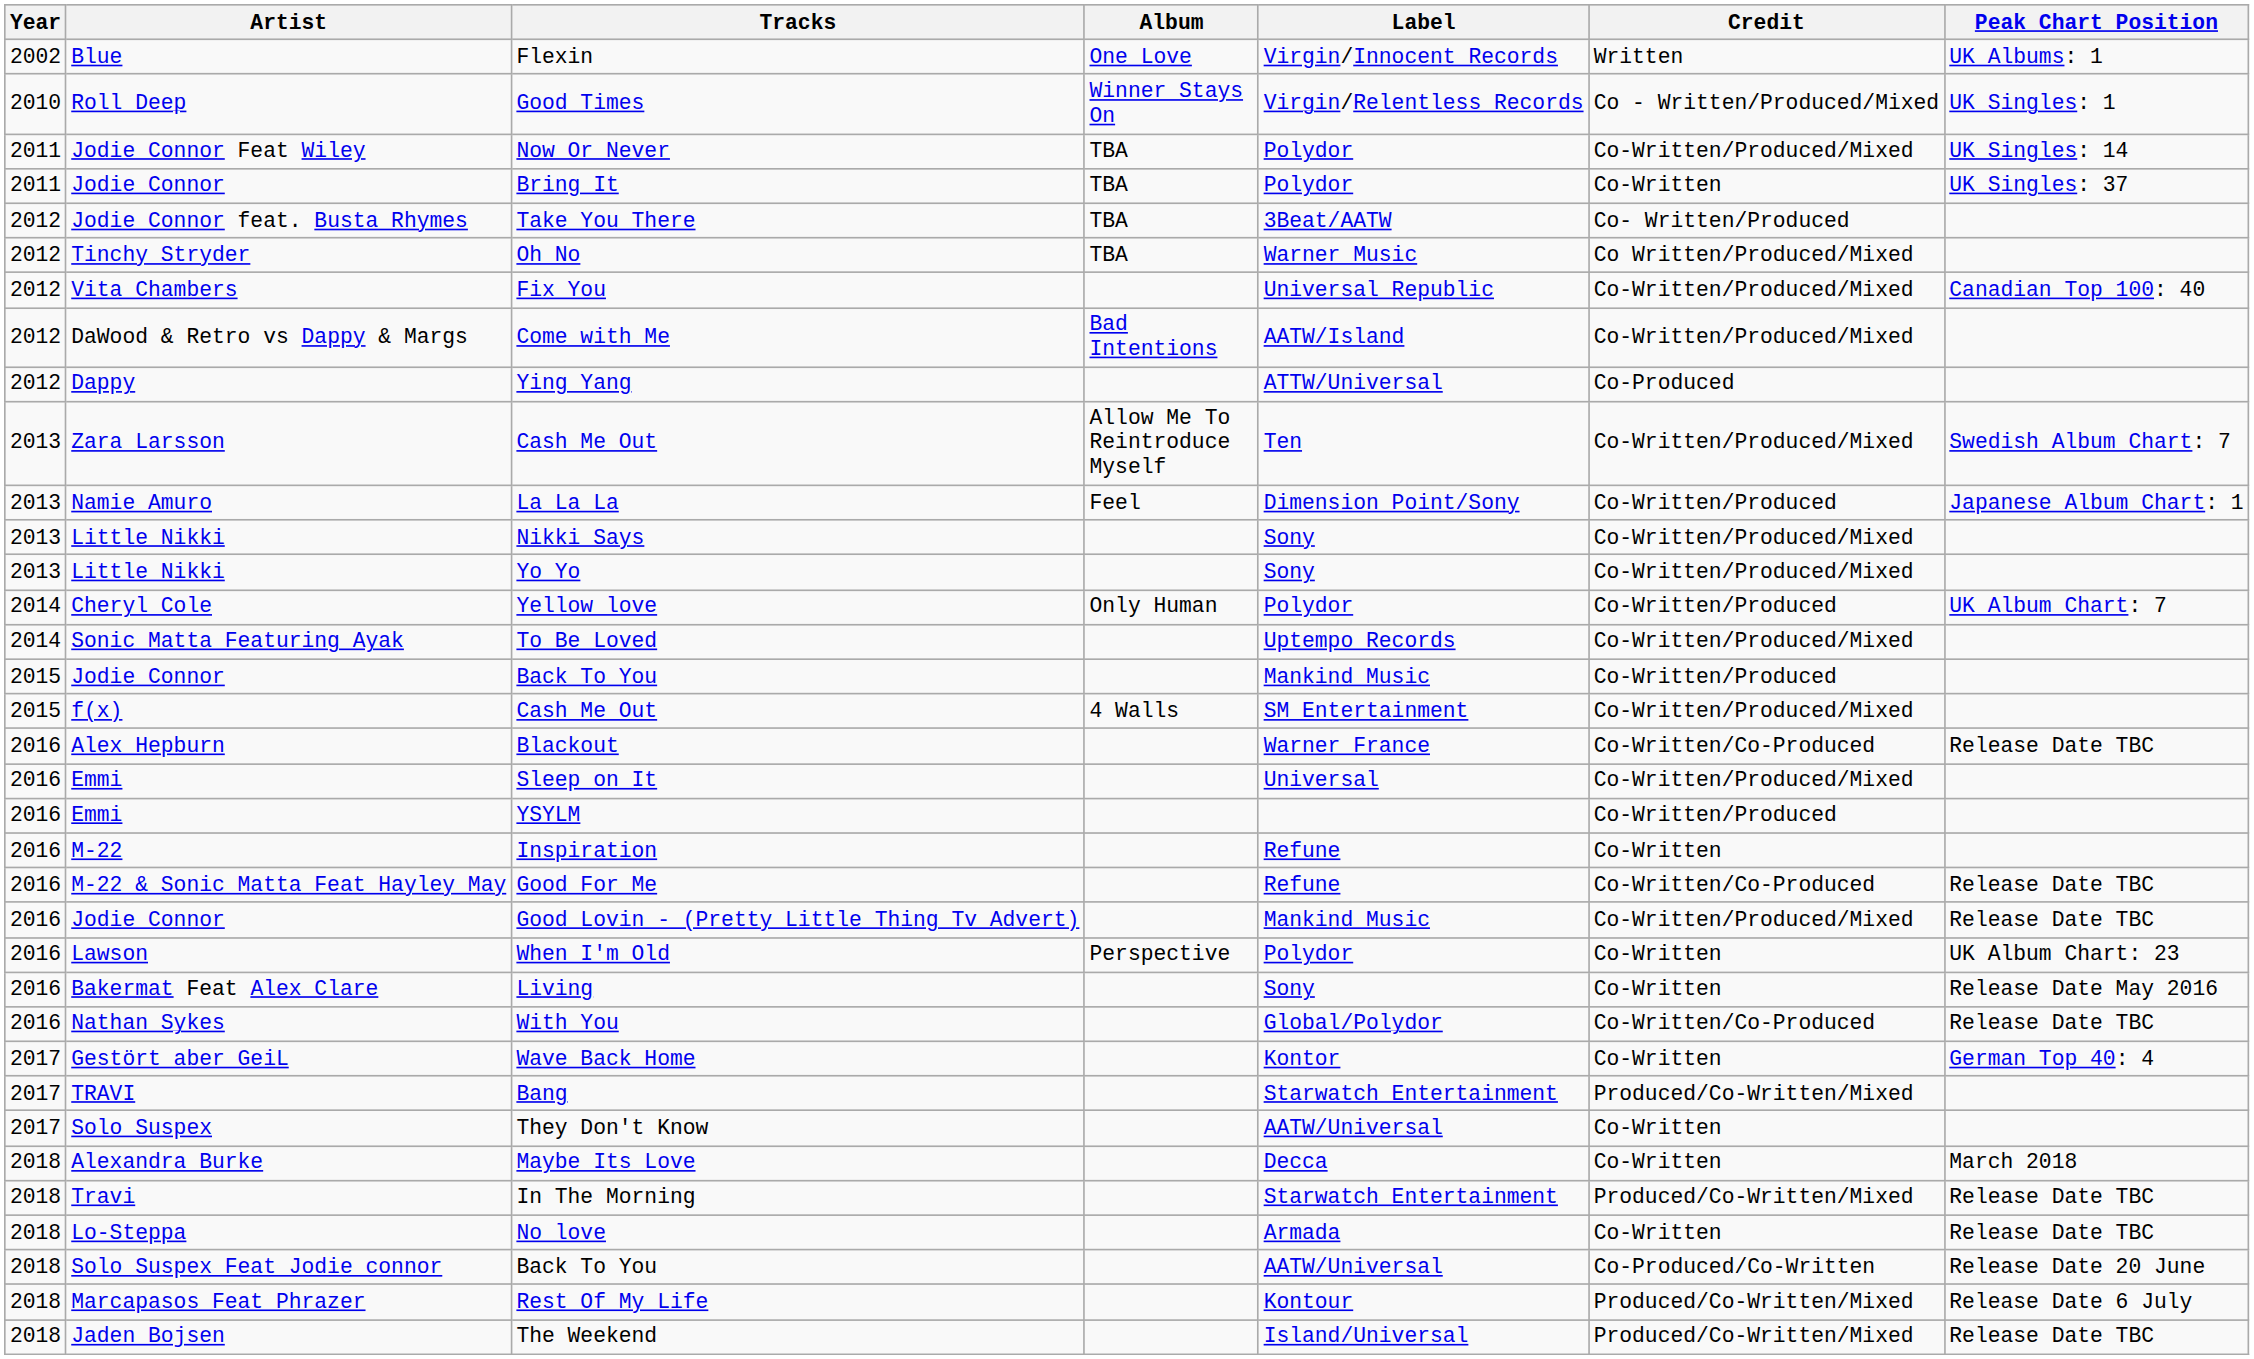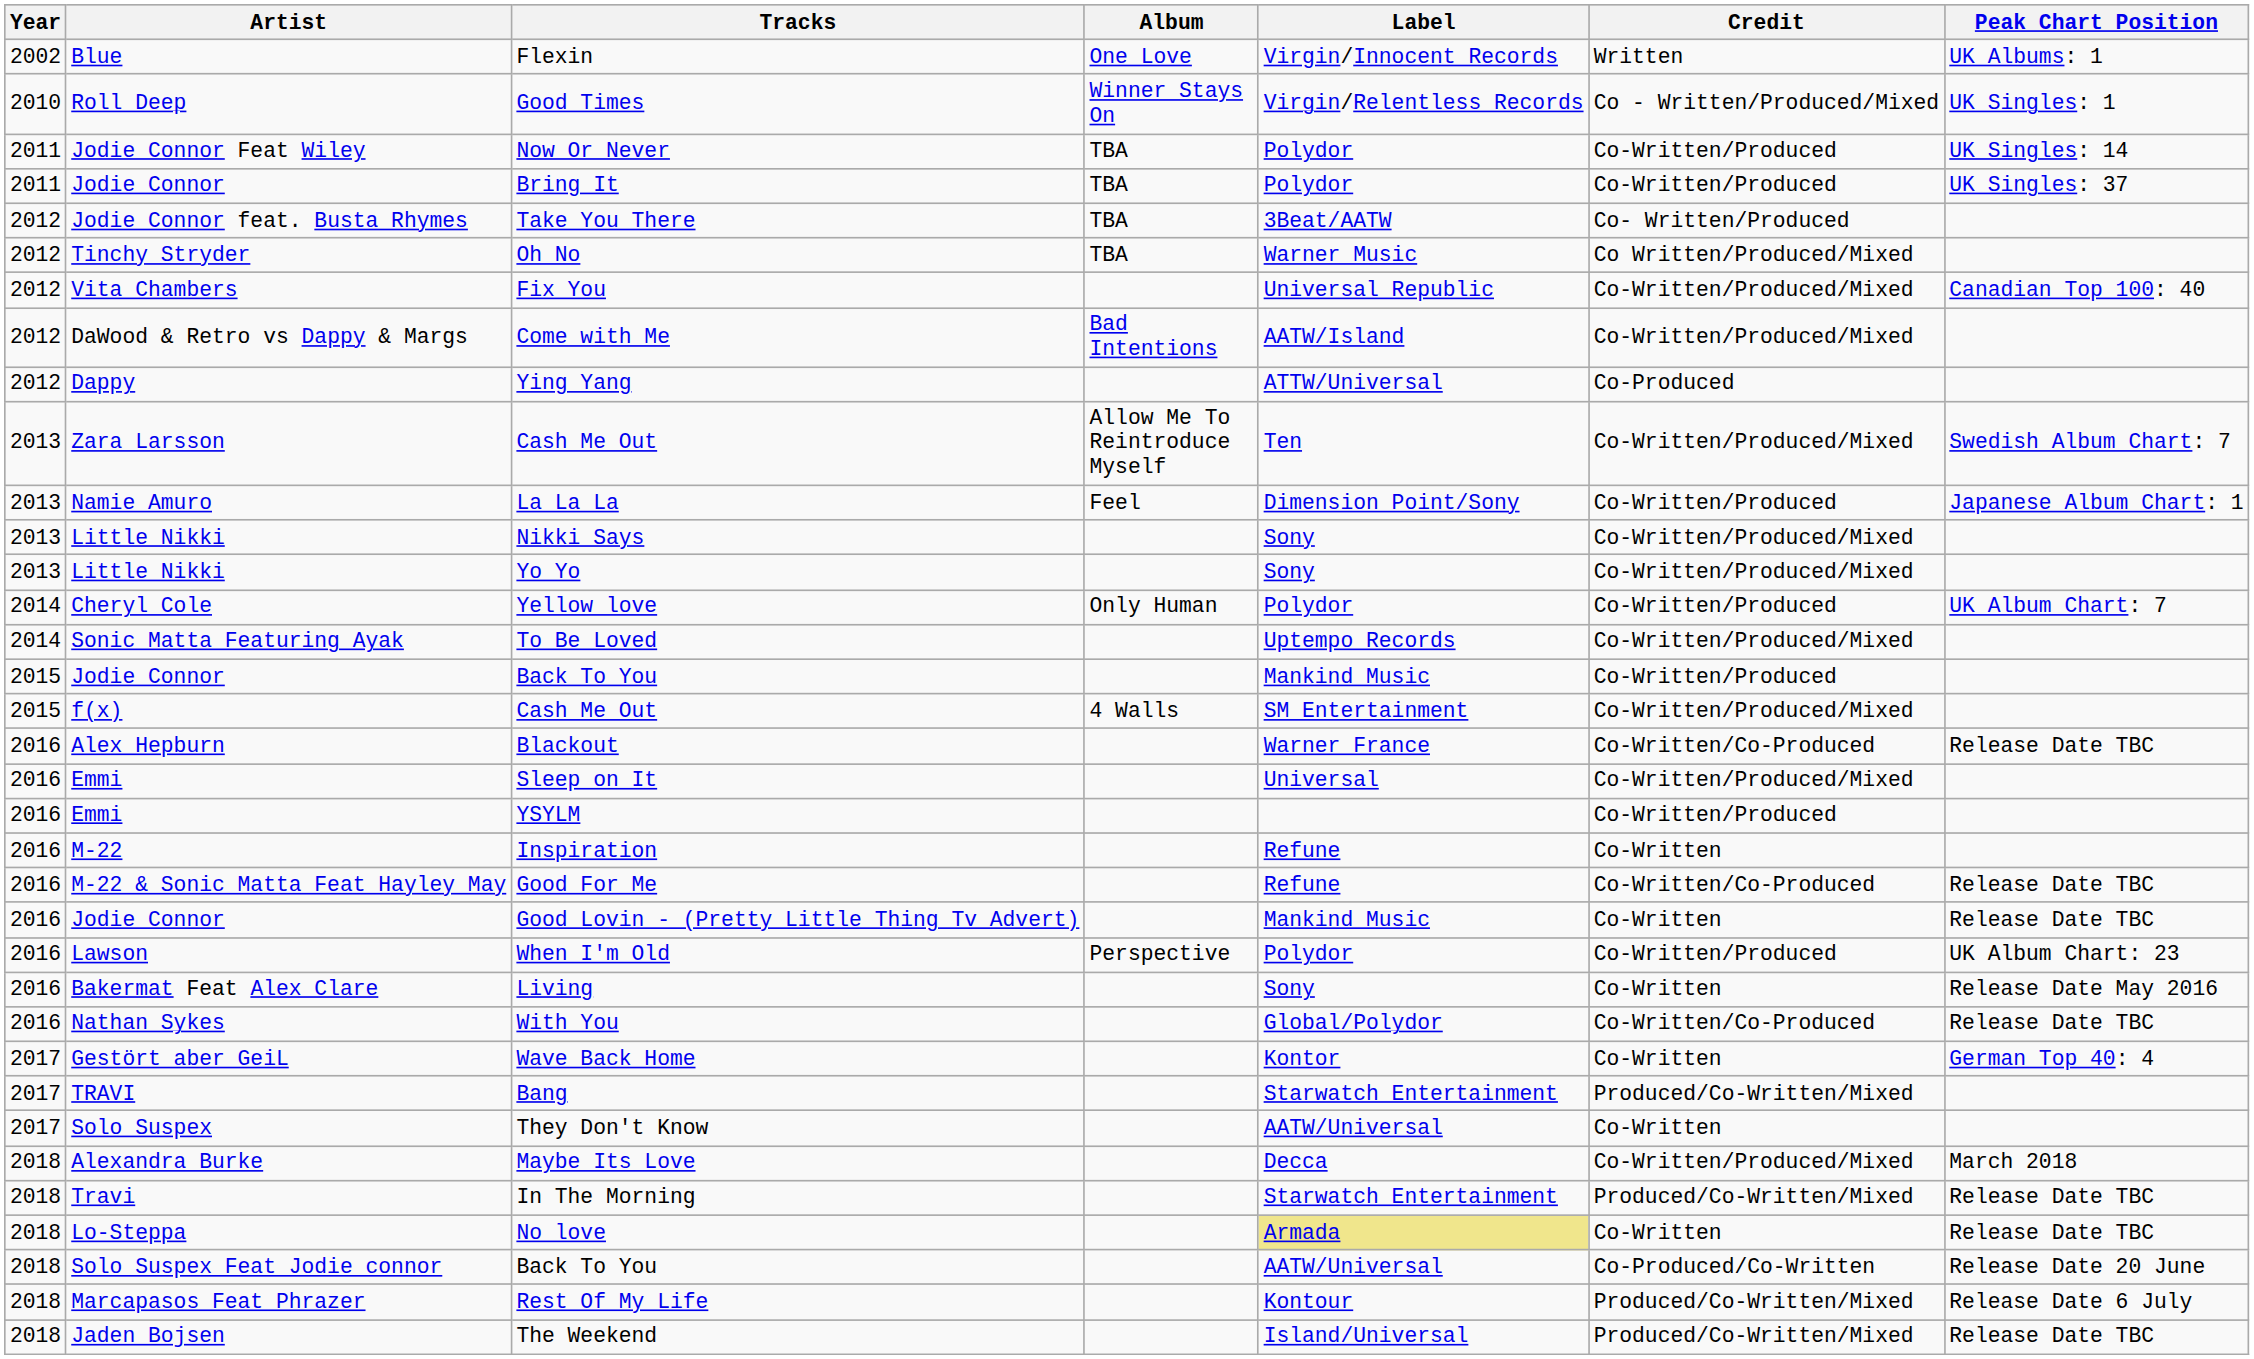(1754, 151) Co-Written/Produced/Mixed -> (1715, 151) Co-Written/Produced
(1658, 186) Co-Written -> (1715, 186) Co-Written/Produced
(1754, 920) Co-Written/Produced/Mixed -> (1658, 920) Co-Written
(1658, 955) Co-Written -> (1715, 955) Co-Written/Produced
(1658, 1163) Co-Written -> (1754, 1163) Co-Written/Produced/Mixed
(1302, 1233) no background -> (1302, 1233) khaki background
